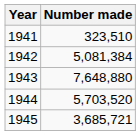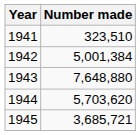(103, 57) 5,081,384 -> (103, 57) 5,001,384
(103, 99) 5,703,520 -> (103, 99) 5,703,620
